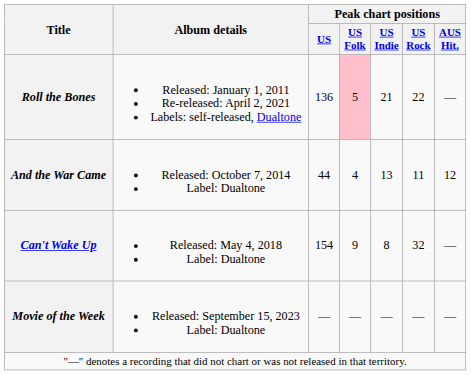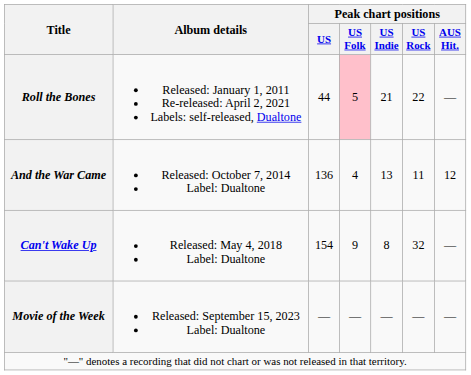(324, 97) 136 -> (324, 97) 44
(324, 174) 44 -> (324, 174) 136
